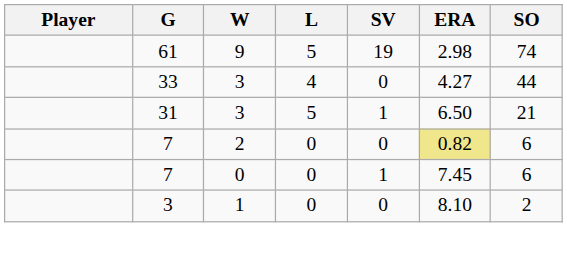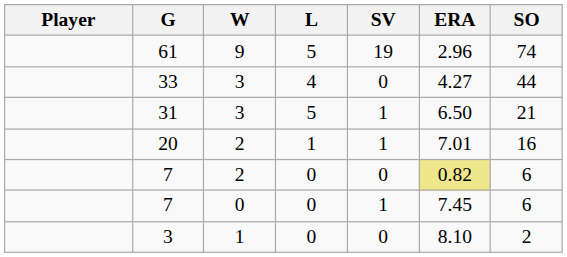(455, 50) 2.98 -> (455, 50) 2.96
+ row: (168, 143)
